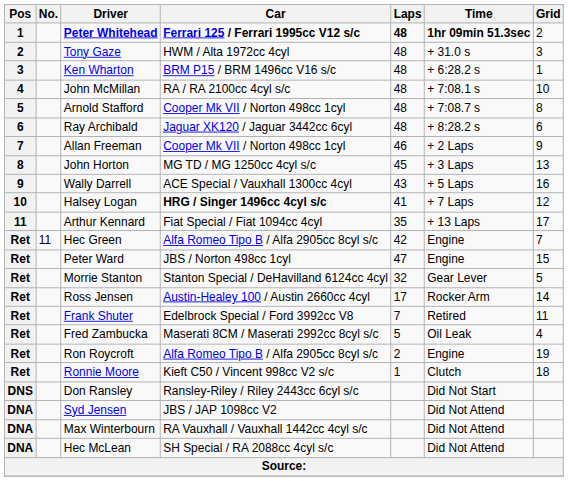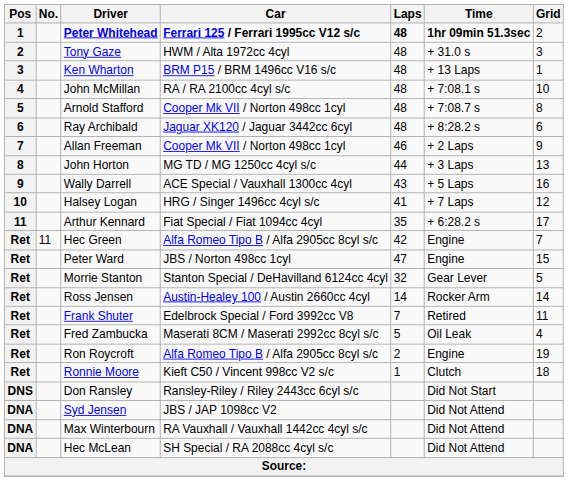(454, 70) + 6:28.2 s -> (454, 70) + 13 Laps
(400, 164) 45 -> (400, 164) 44
(245, 202) bold -> (241, 202) normal
(454, 221) + 13 Laps -> (454, 221) + 6:28.2 s
(400, 296) 17 -> (400, 296) 14
